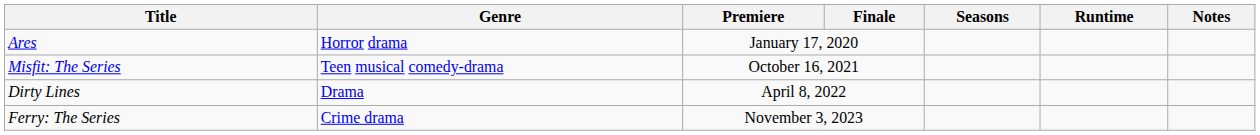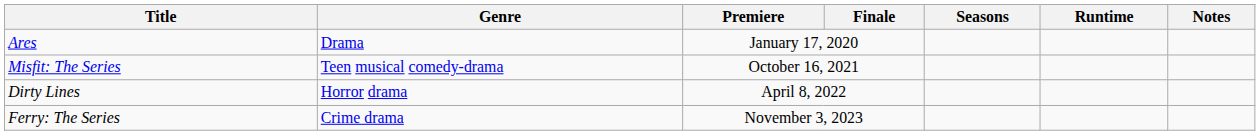(364, 42) Horror drama -> (342, 42) Drama
(342, 92) Drama -> (364, 92) Horror drama
